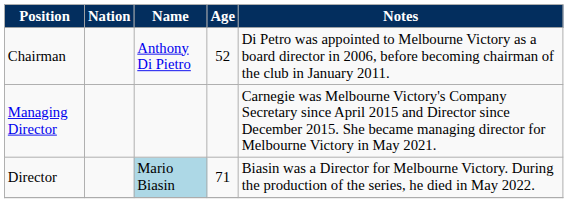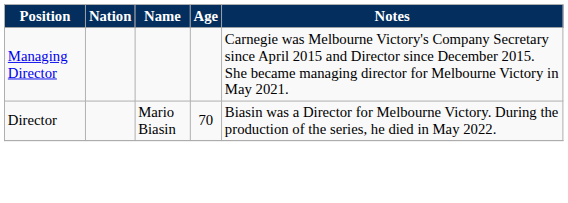- row: (37, 56)
(156, 177) lightblue background -> (157, 120) no background
(223, 177) 71 -> (206, 120) 70
